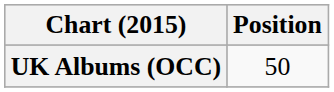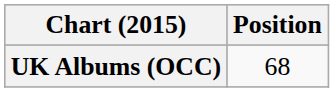(277, 65) 50 -> (277, 65) 68
